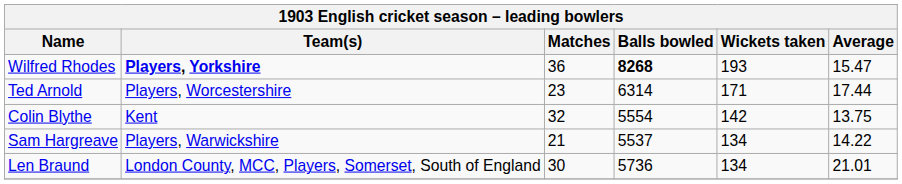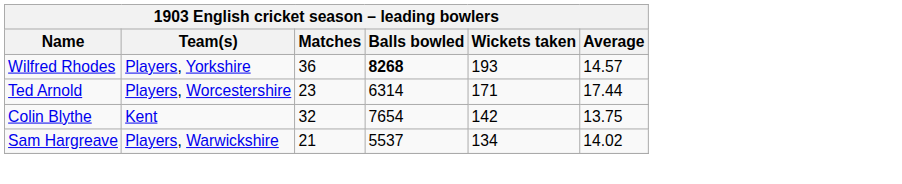(193, 66) bold -> (188, 66) normal
(852, 66) 15.47 -> (603, 66) 14.57
(635, 116) 5554 -> (386, 116) 7654
(852, 141) 14.22 -> (603, 141) 14.02
- row: (49, 166)
